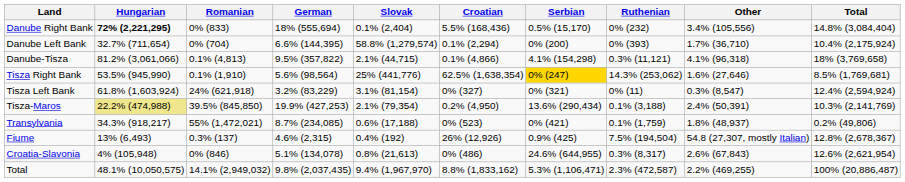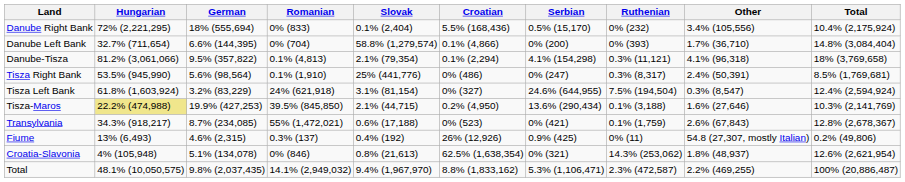columns swapped: (230, 12) <-> (313, 12)
(134, 28) bold -> (134, 28) normal
(855, 28) 14.8% (3,084,404) -> (855, 28) 10.4% (2,175,924)
(470, 43) 0.1% (2,294) -> (470, 43) 0.1% (4,866)
(855, 43) 10.4% (2,175,924) -> (855, 43) 14.8% (3,084,404)
(387, 59) 2.1% (44,715) -> (387, 59) 2.1% (79,354)
(470, 59) 0.1% (4,866) -> (470, 59) 0.1% (2,294)
(483, 75) 62.5% (1,638,354) -> (462, 75) 0% (486)
(548, 75) gold background -> (548, 75) no background
(646, 75) 14.3% (253,062) -> (637, 75) 0.3% (8,317)
(718, 75) 1.6% (27,646) -> (718, 75) 2.4% (50,391)
(548, 91) 0% (321) -> (565, 91) 24.6% (644,955)
(626, 91) 0% (11) -> (643, 91) 7.5% (194,504)
(387, 106) 2.1% (79,354) -> (387, 106) 2.1% (44,715)
(718, 106) 2.4% (50,391) -> (718, 106) 1.6% (27,646)
(718, 122) 1.8% (48,937) -> (718, 122) 2.6% (67,843)
(845, 122) 0.2% (49,806) -> (855, 122) 12.8% (2,678,367)
(643, 138) 7.5% (194,504) -> (626, 138) 0% (11)
(855, 138) 12.8% (2,678,367) -> (845, 138) 0.2% (49,806)
(462, 153) 0% (486) -> (483, 153) 62.5% (1,638,354)
(565, 153) 24.6% (644,955) -> (548, 153) 0% (321)
(637, 153) 0.3% (8,317) -> (646, 153) 14.3% (253,062)
(718, 153) 2.6% (67,843) -> (718, 153) 1.8% (48,937)
